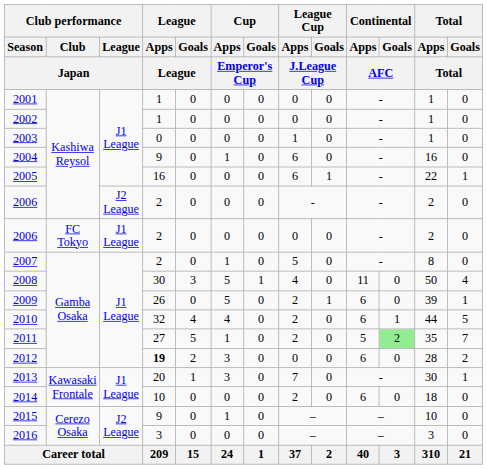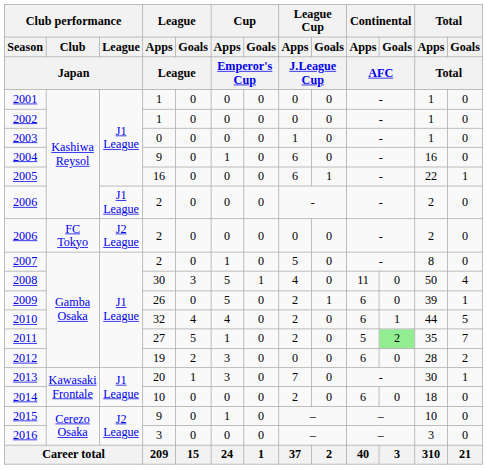(121, 202) J2 League -> (121, 202) J1 League
(121, 235) J1 League -> (121, 235) J2 League
(159, 358) bold -> (159, 358) normal
